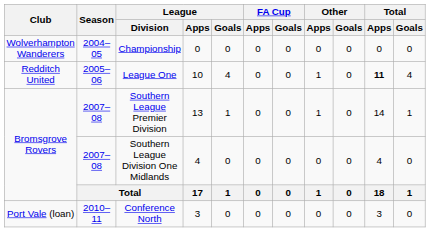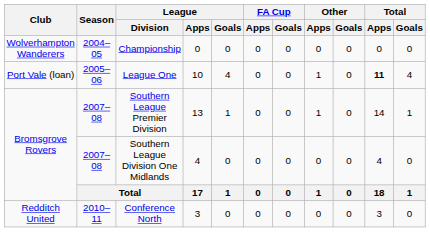(41, 75) Redditch United -> (41, 75) Port Vale (loan)
(41, 213) Port Vale (loan) -> (41, 213) Redditch United
